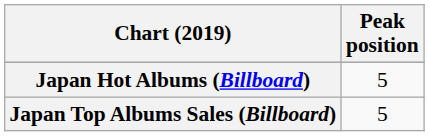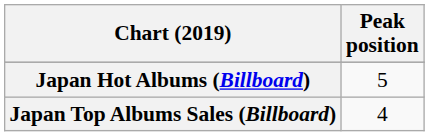(382, 113) 5 -> (382, 113) 4
